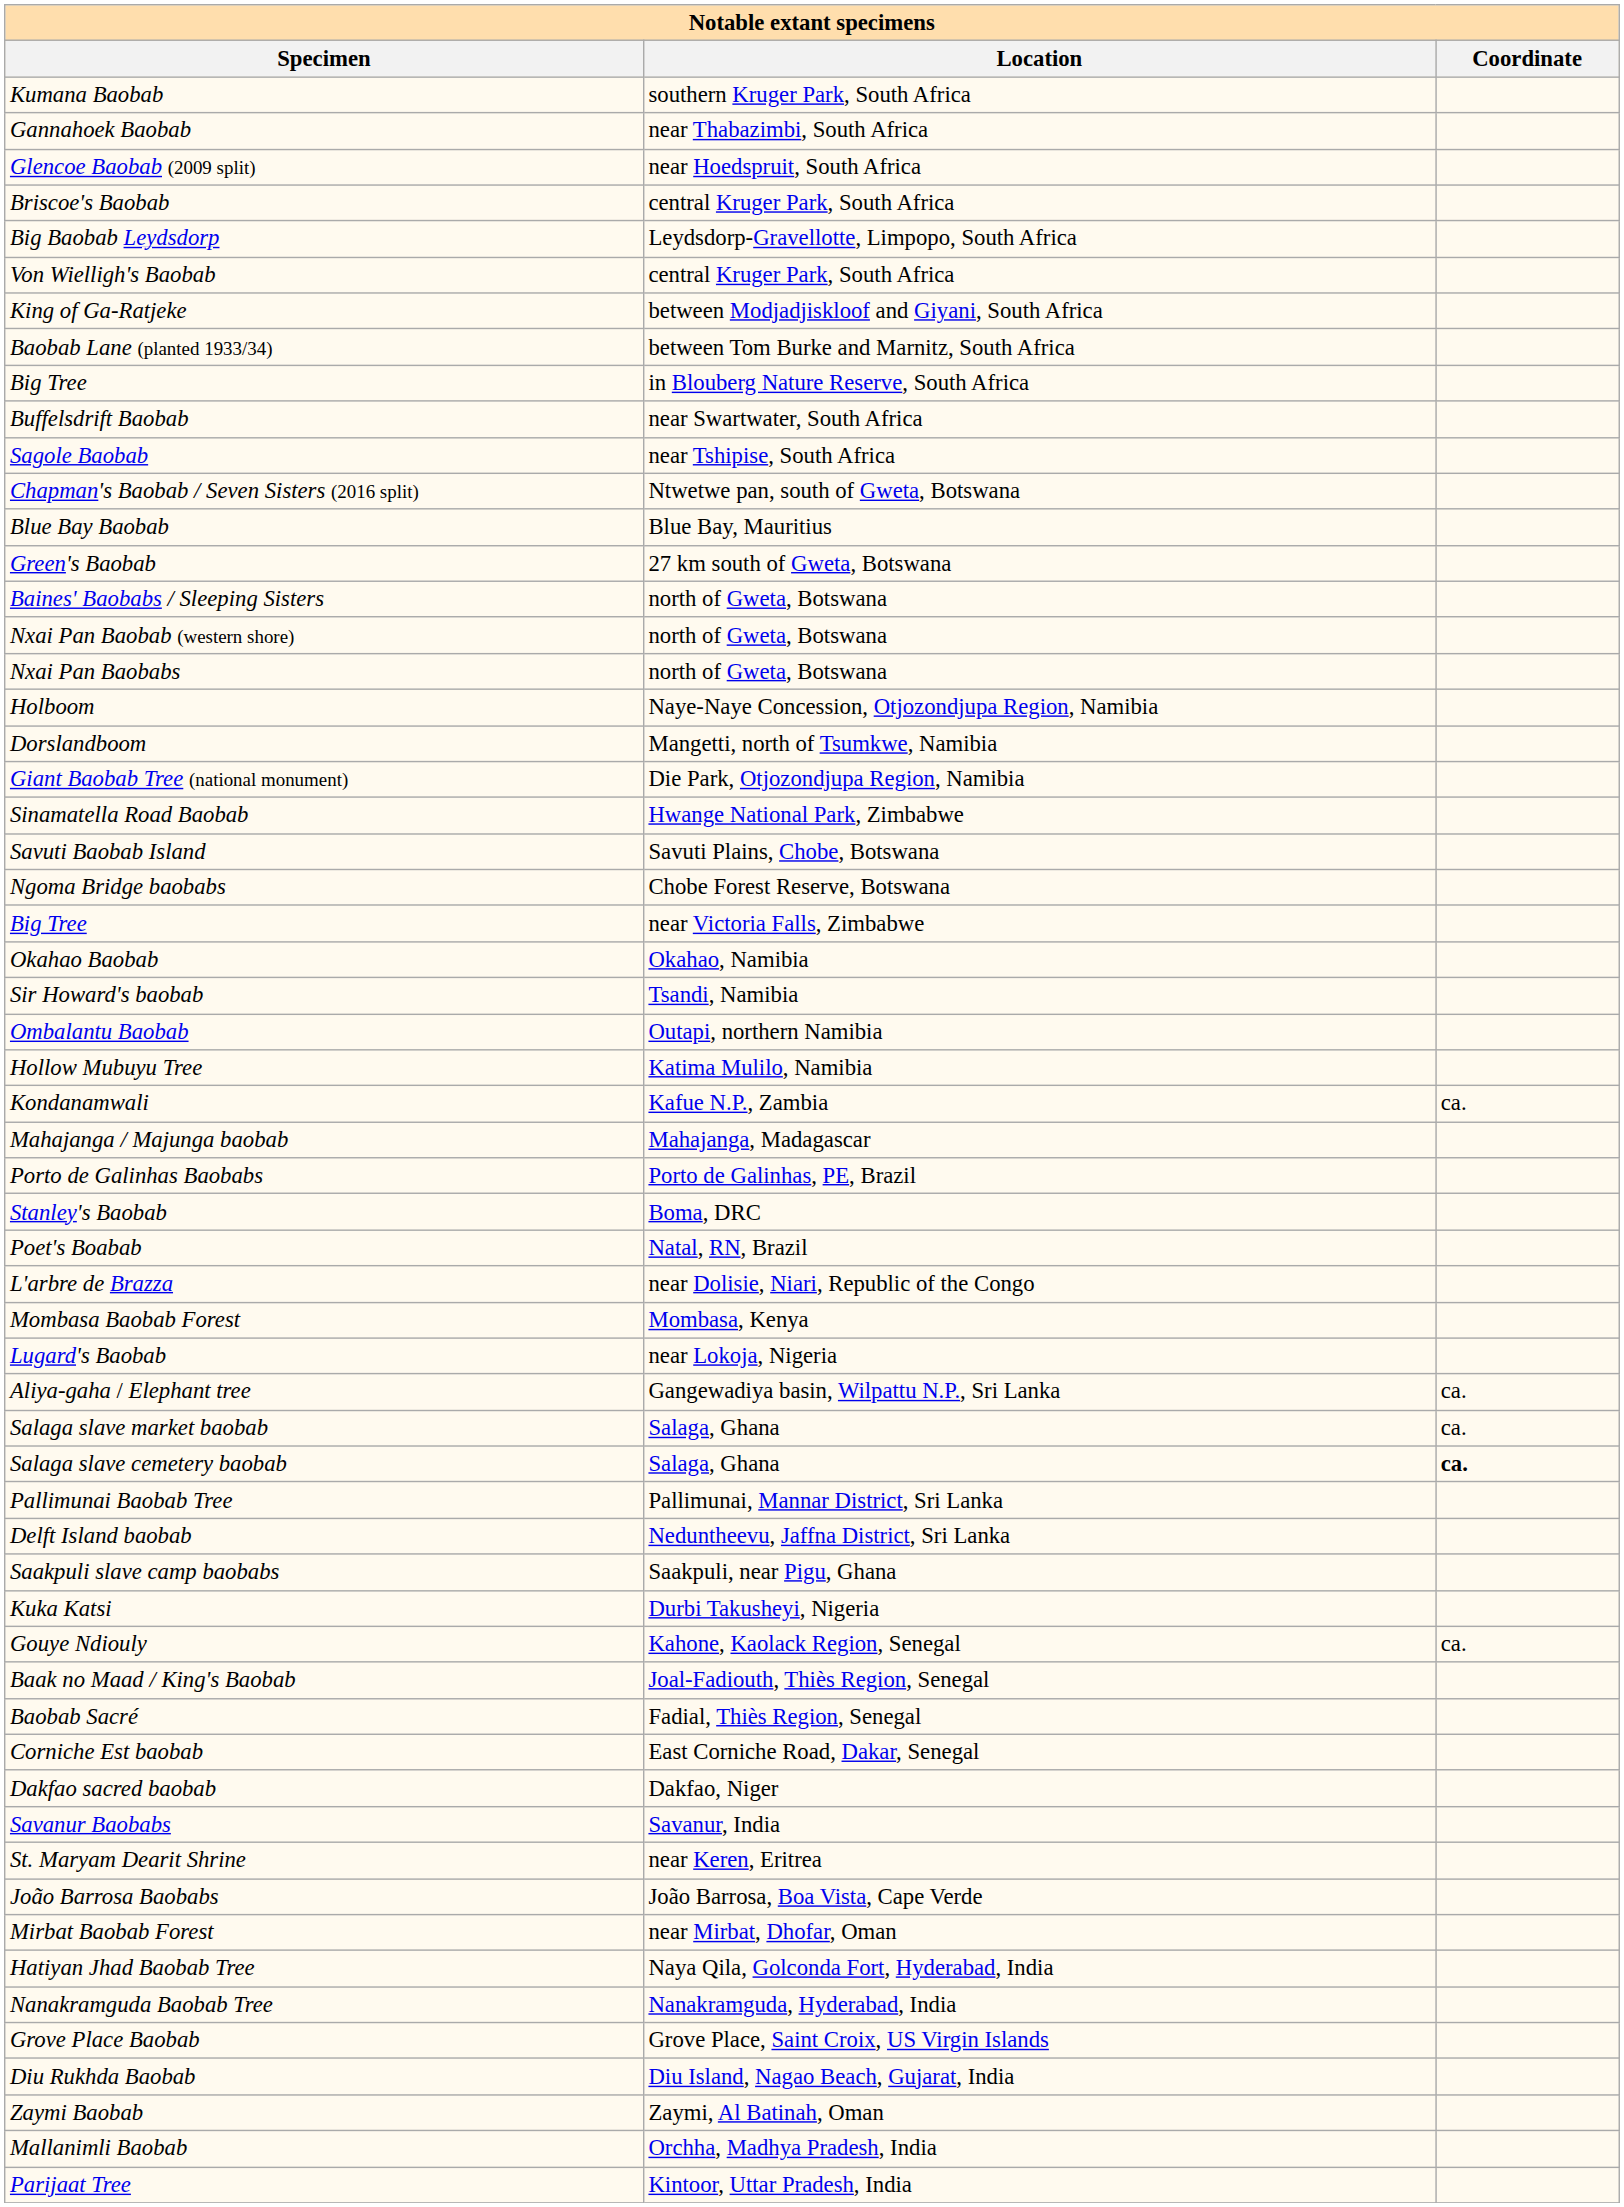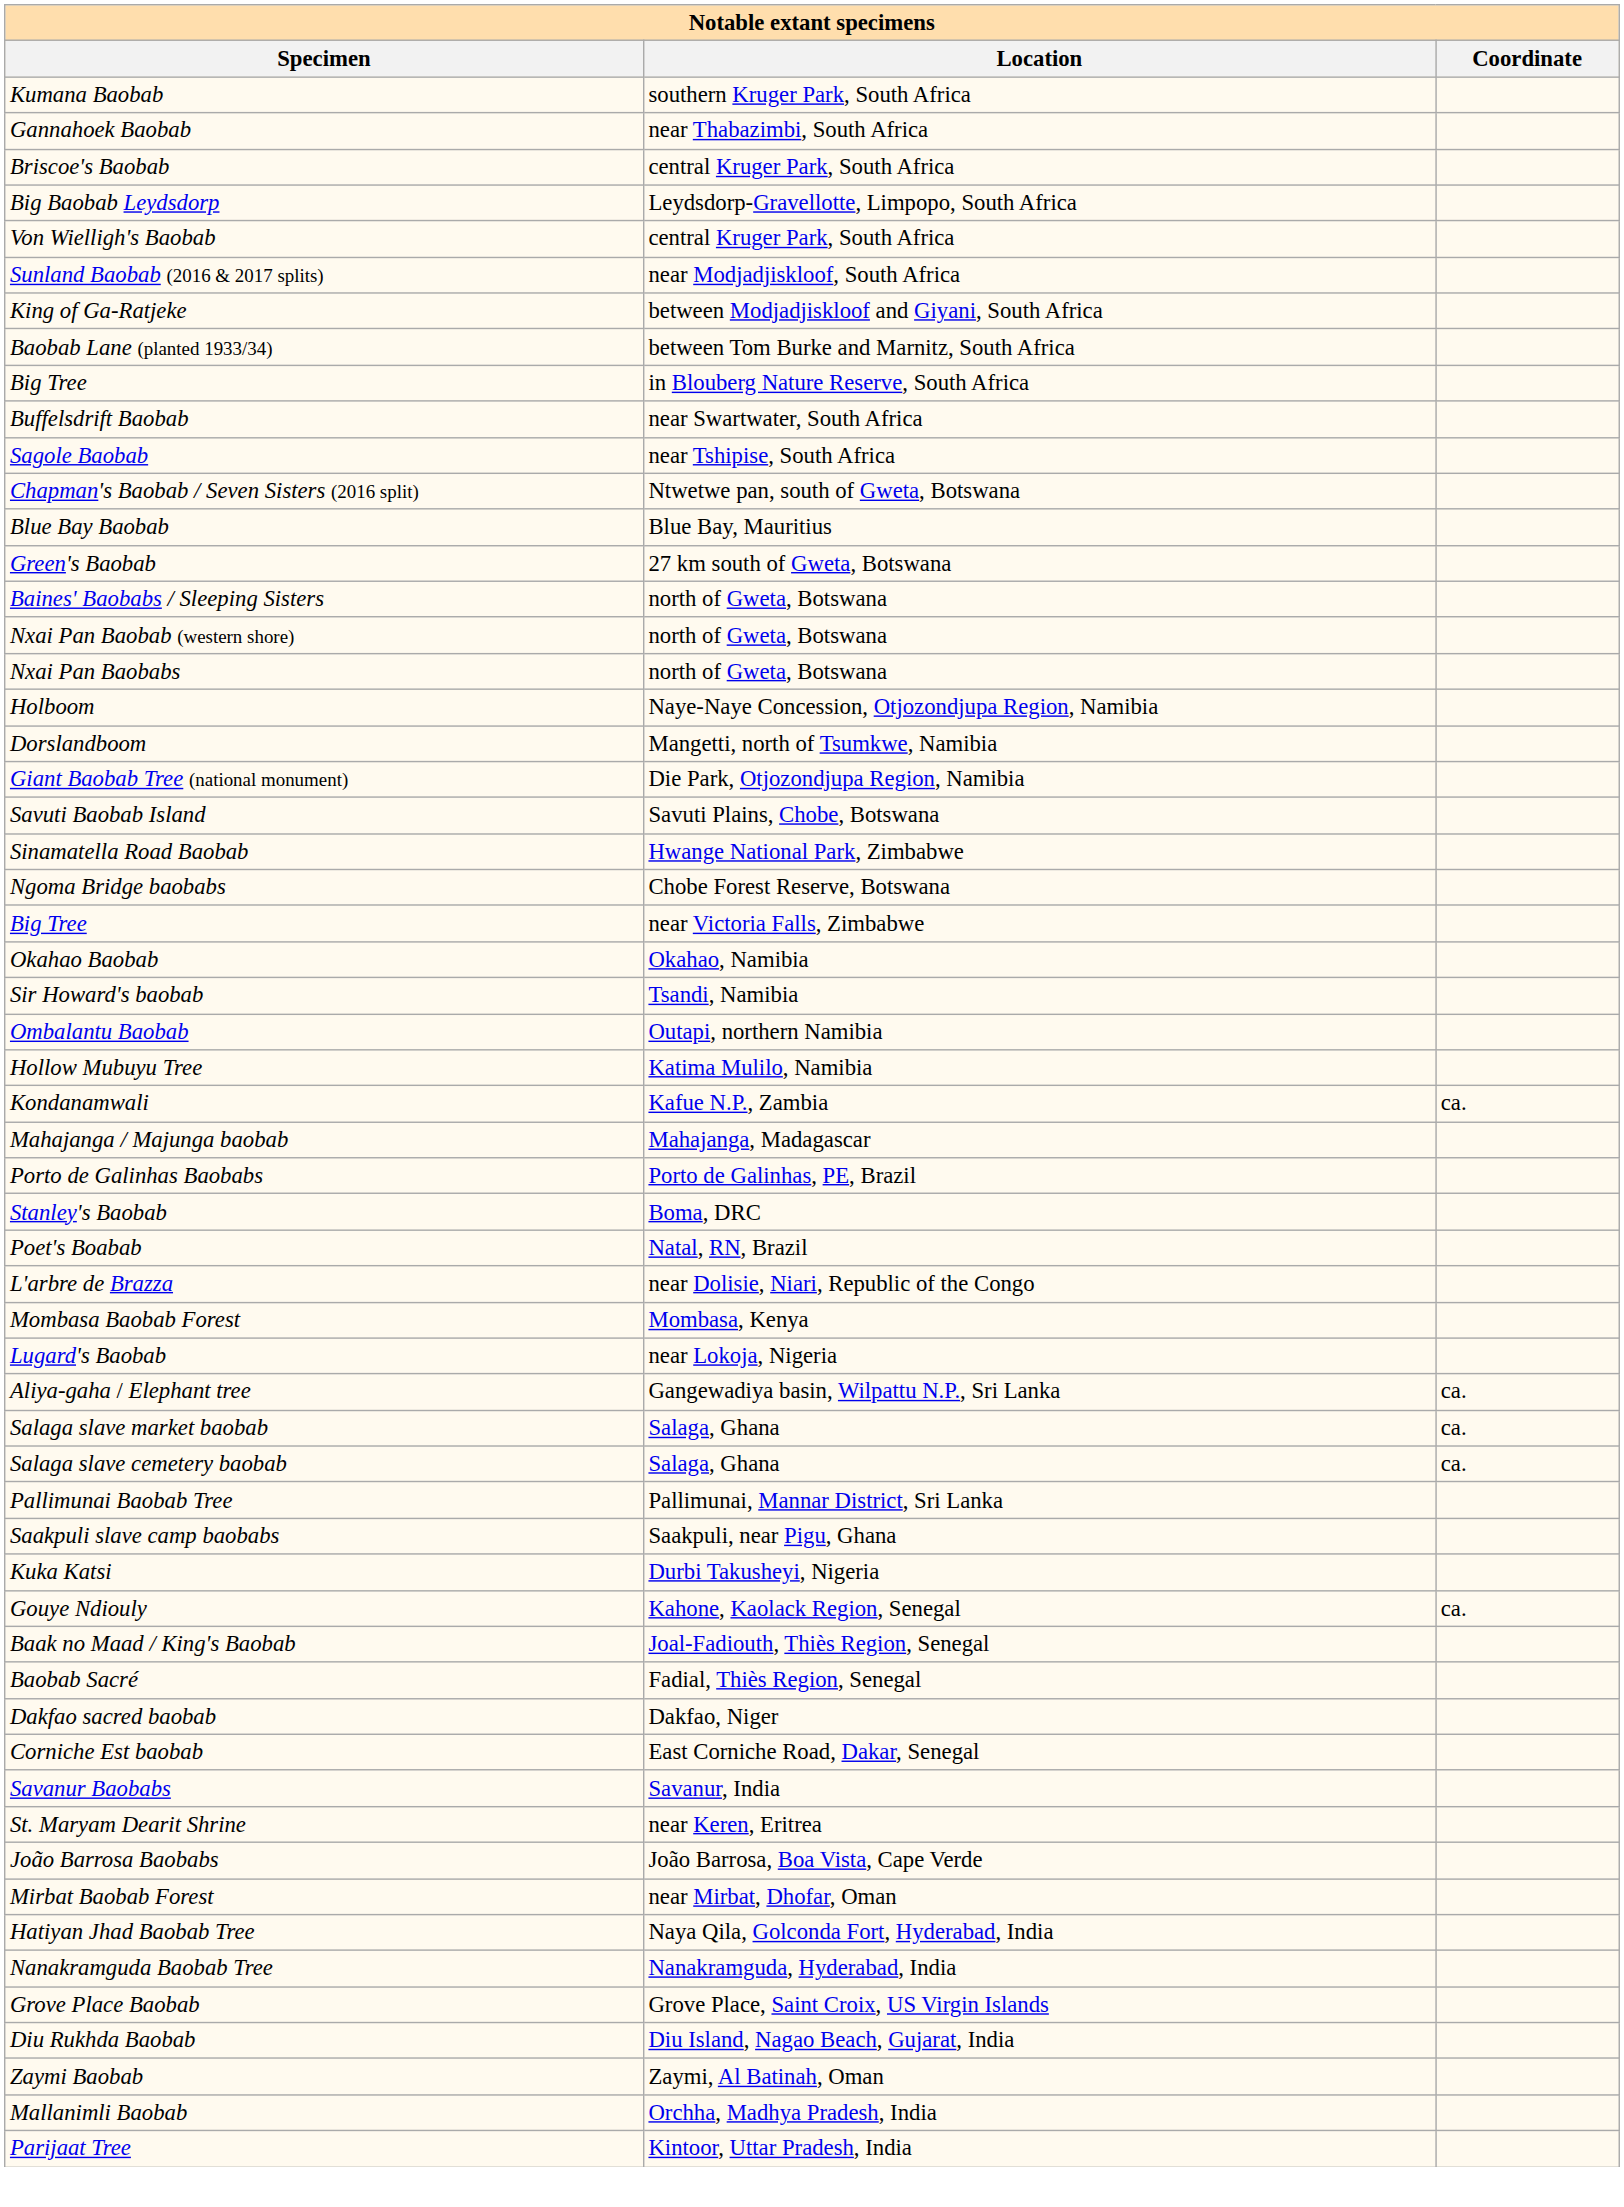- row: (133, 166)
+ row: (167, 274)
rows swapped: (108, 851) <-> (129, 815)
(1454, 1463) bold -> (1454, 1463) normal
- row: (101, 1535)
rows swapped: (113, 1788) <-> (107, 1752)
